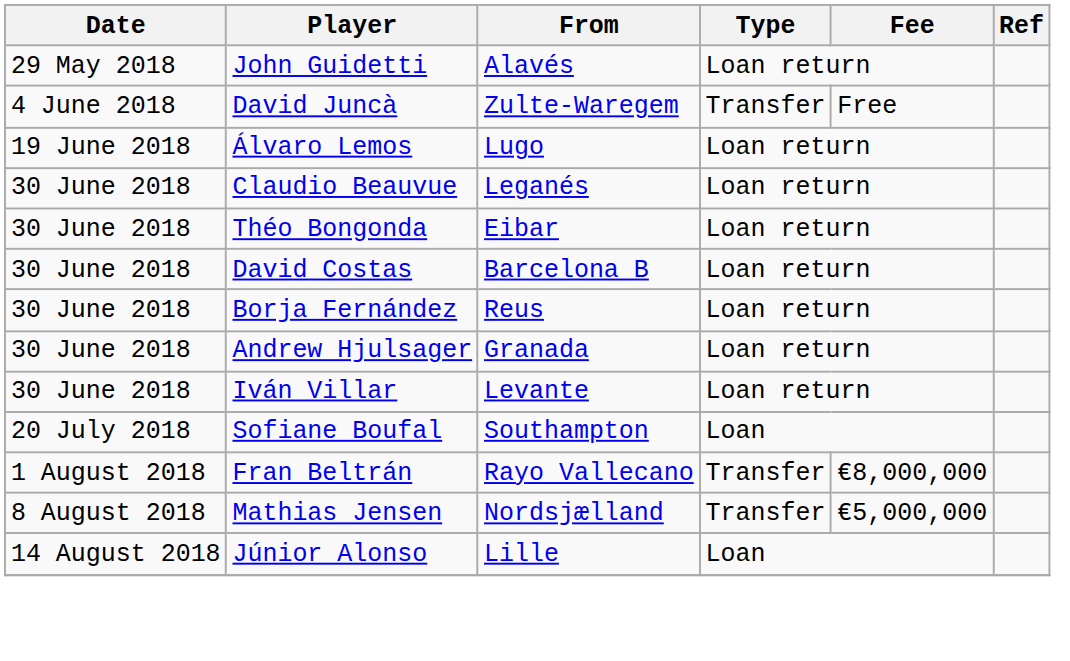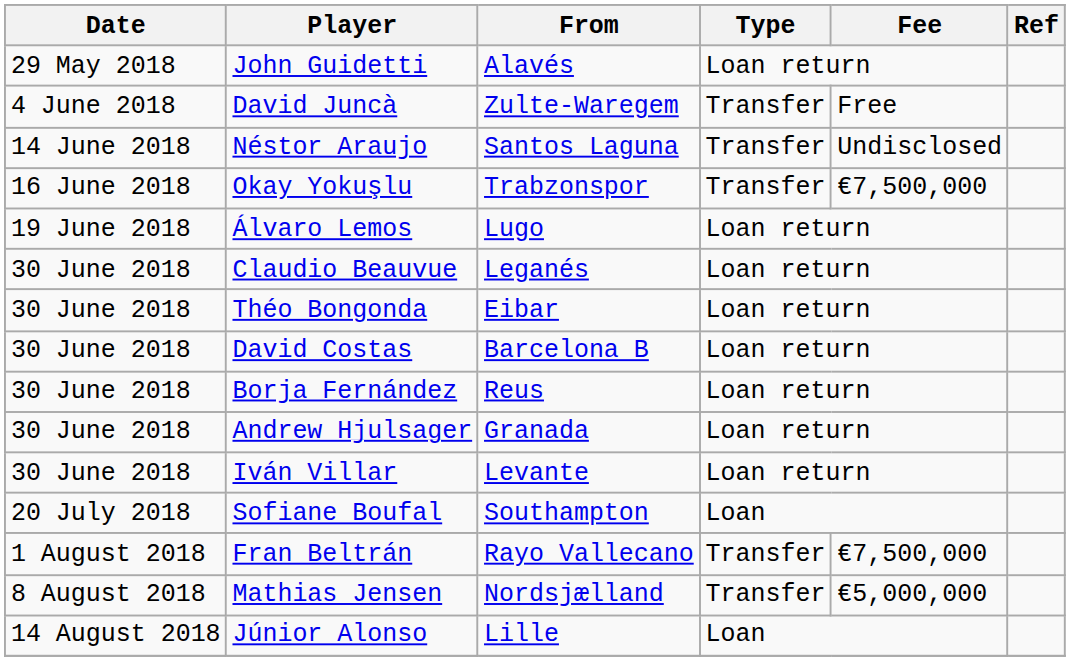+ row: (330, 147)
+ row: (322, 188)
(912, 473) €8,000,000 -> (912, 554) €7,500,000
